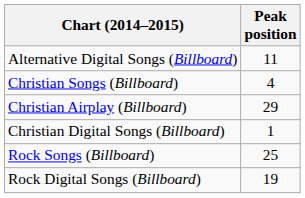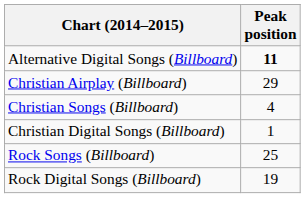(271, 58) normal -> (271, 58) bold
rows swapped: (93, 82) <-> (97, 107)
